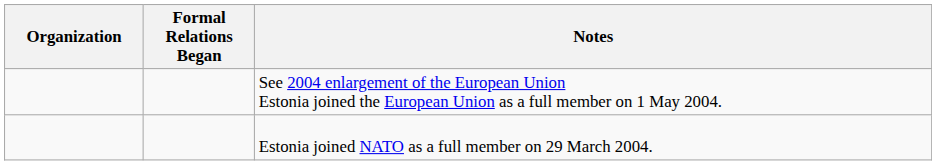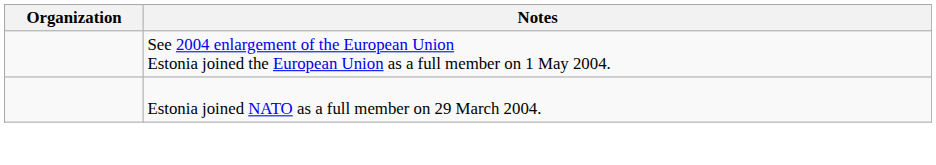- column: (199, 36)
